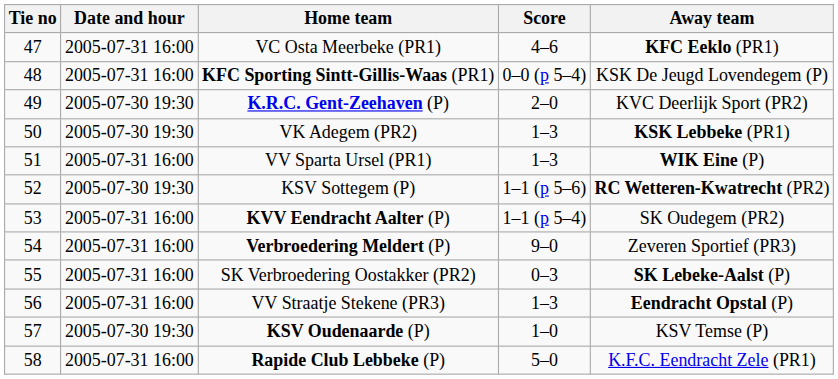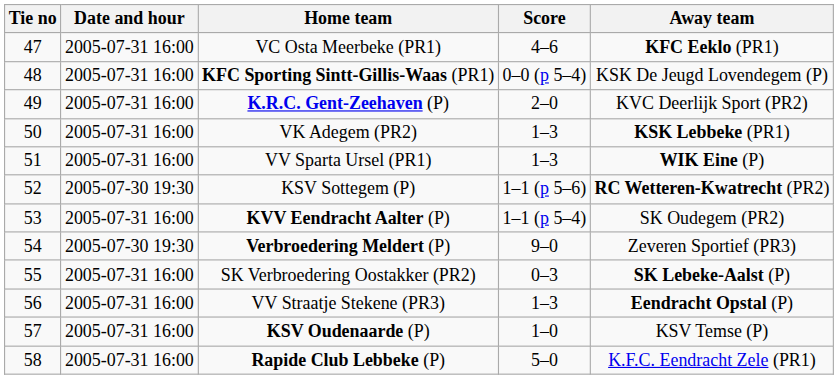(129, 103) 2005-07-30 19:30 -> (129, 103) 2005-07-31 16:00
(129, 132) 2005-07-30 19:30 -> (129, 132) 2005-07-31 16:00
(129, 246) 2005-07-31 16:00 -> (129, 246) 2005-07-30 19:30
(129, 331) 2005-07-30 19:30 -> (129, 331) 2005-07-31 16:00
